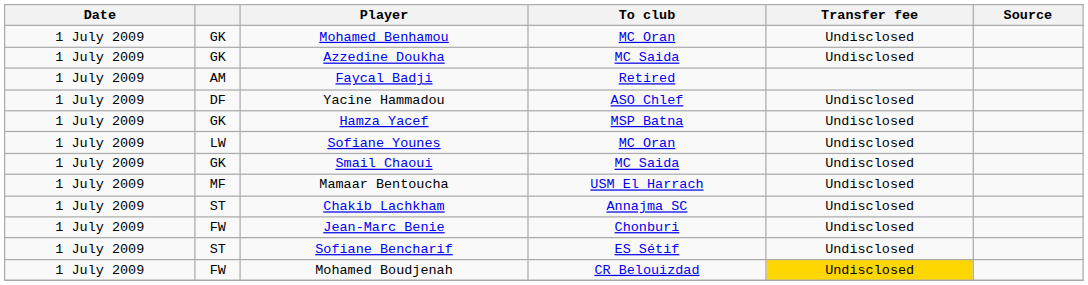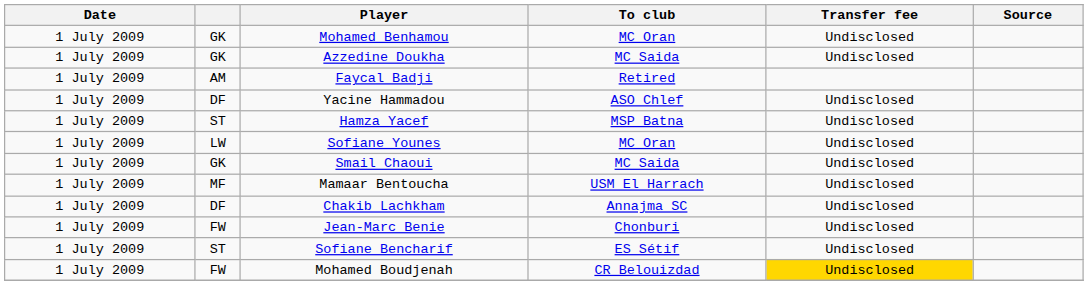(218, 121) GK -> (218, 121) ST
(218, 206) ST -> (218, 206) DF
